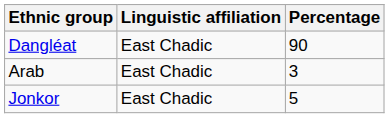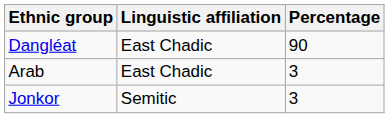(167, 98) East Chadic -> (149, 98) Semitic
(294, 98) 5 -> (294, 98) 3
